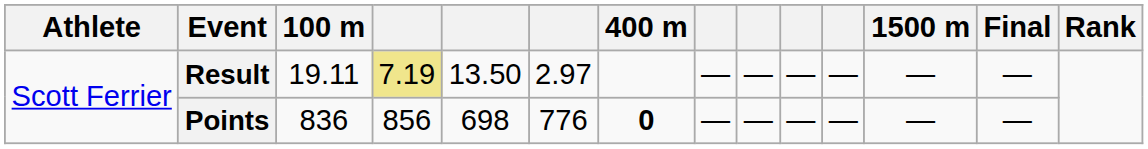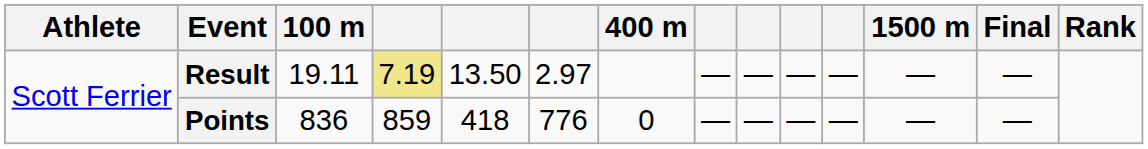(407, 119) 856 -> (407, 119) 859
(485, 119) 698 -> (485, 119) 418
(646, 119) bold -> (646, 119) normal
